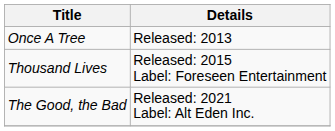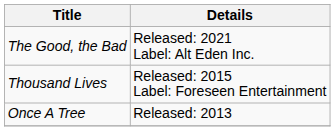rows swapped: (47, 37) <-> (67, 106)
